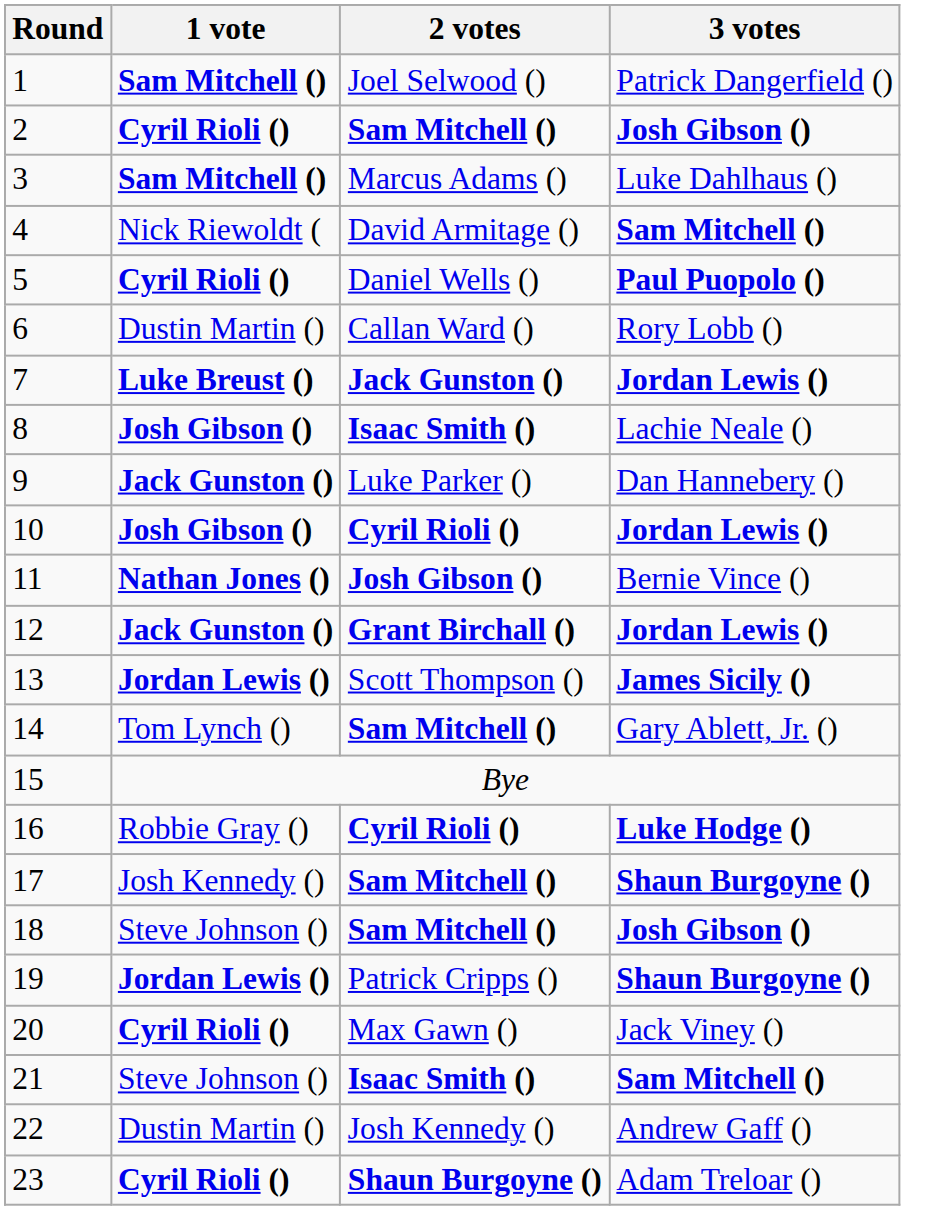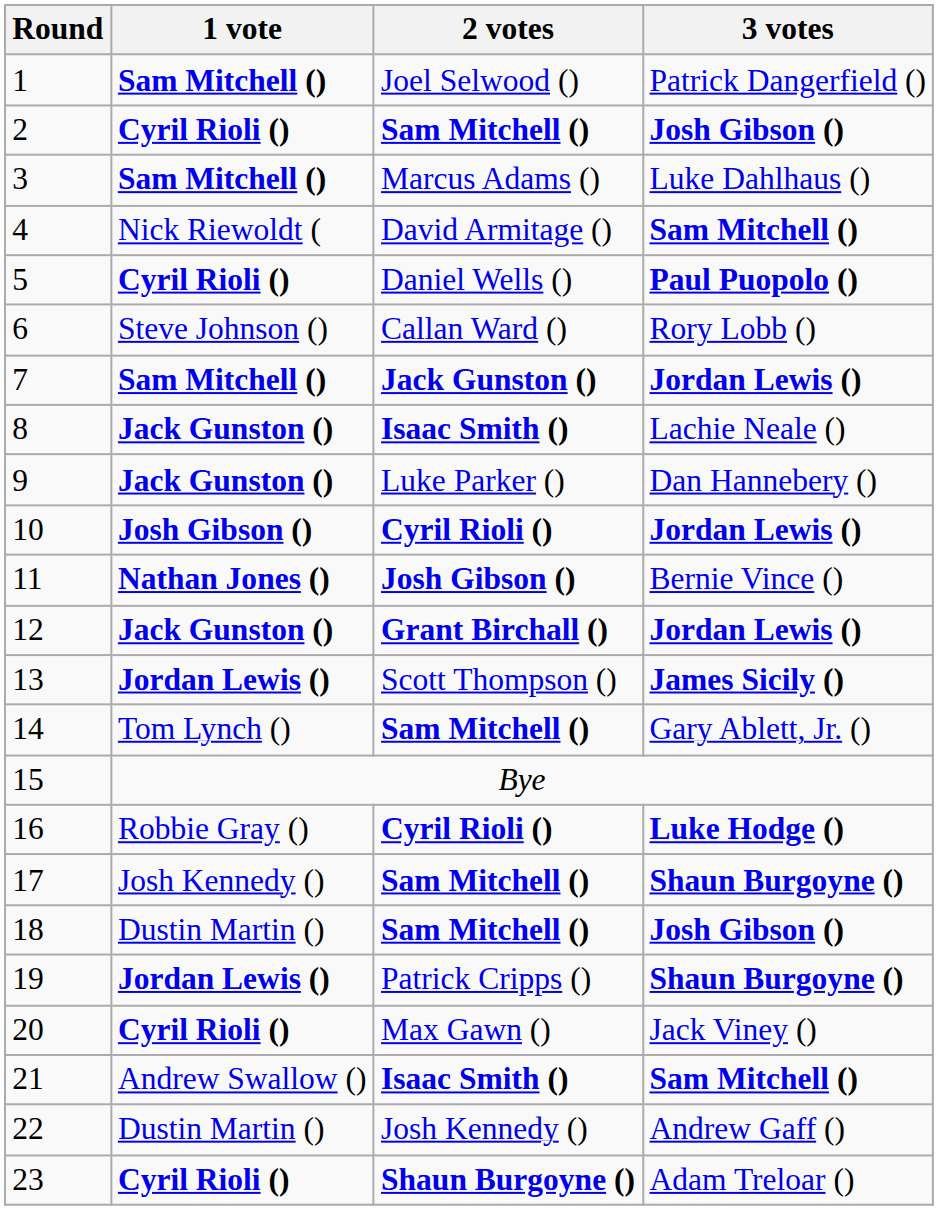(221, 329) Dustin Martin () -> (223, 329) Steve Johnson ()
(216, 379) Luke Breust () -> (222, 379) Sam Mitchell ()
(215, 429) Josh Gibson () -> (226, 429) Jack Gunston ()
(223, 929) Steve Johnson () -> (221, 929) Dustin Martin ()
(223, 1079) Steve Johnson () -> (242, 1079) Andrew Swallow ()
